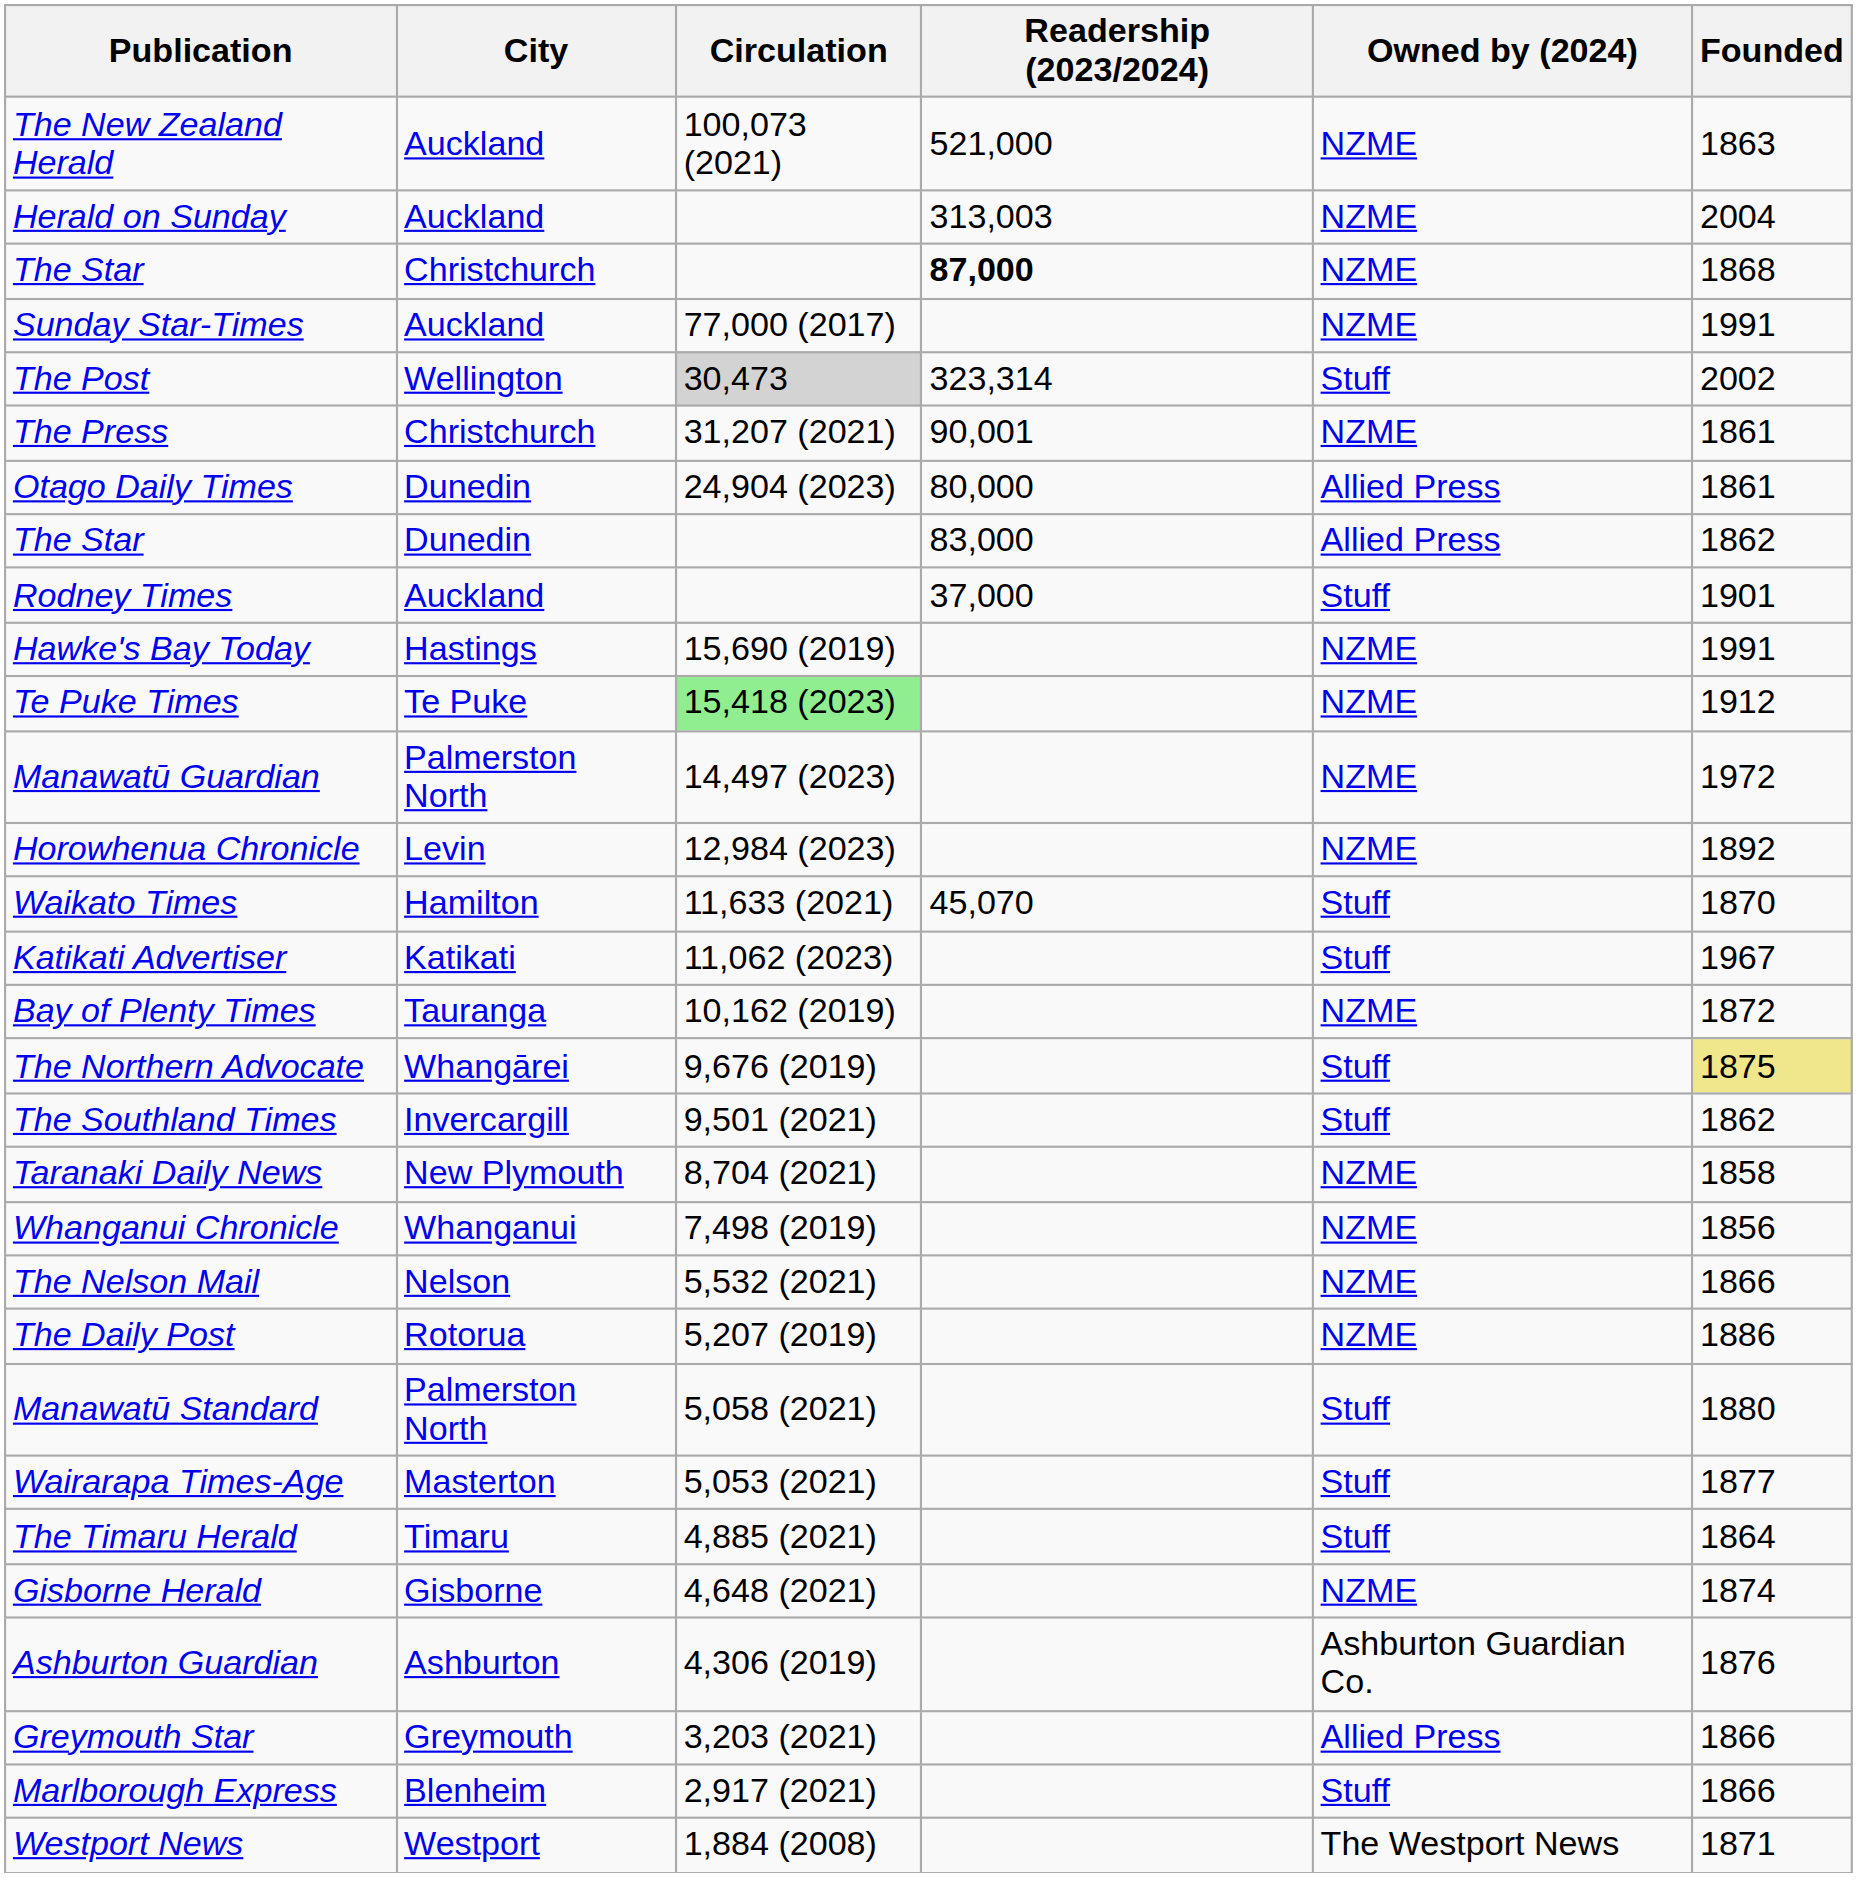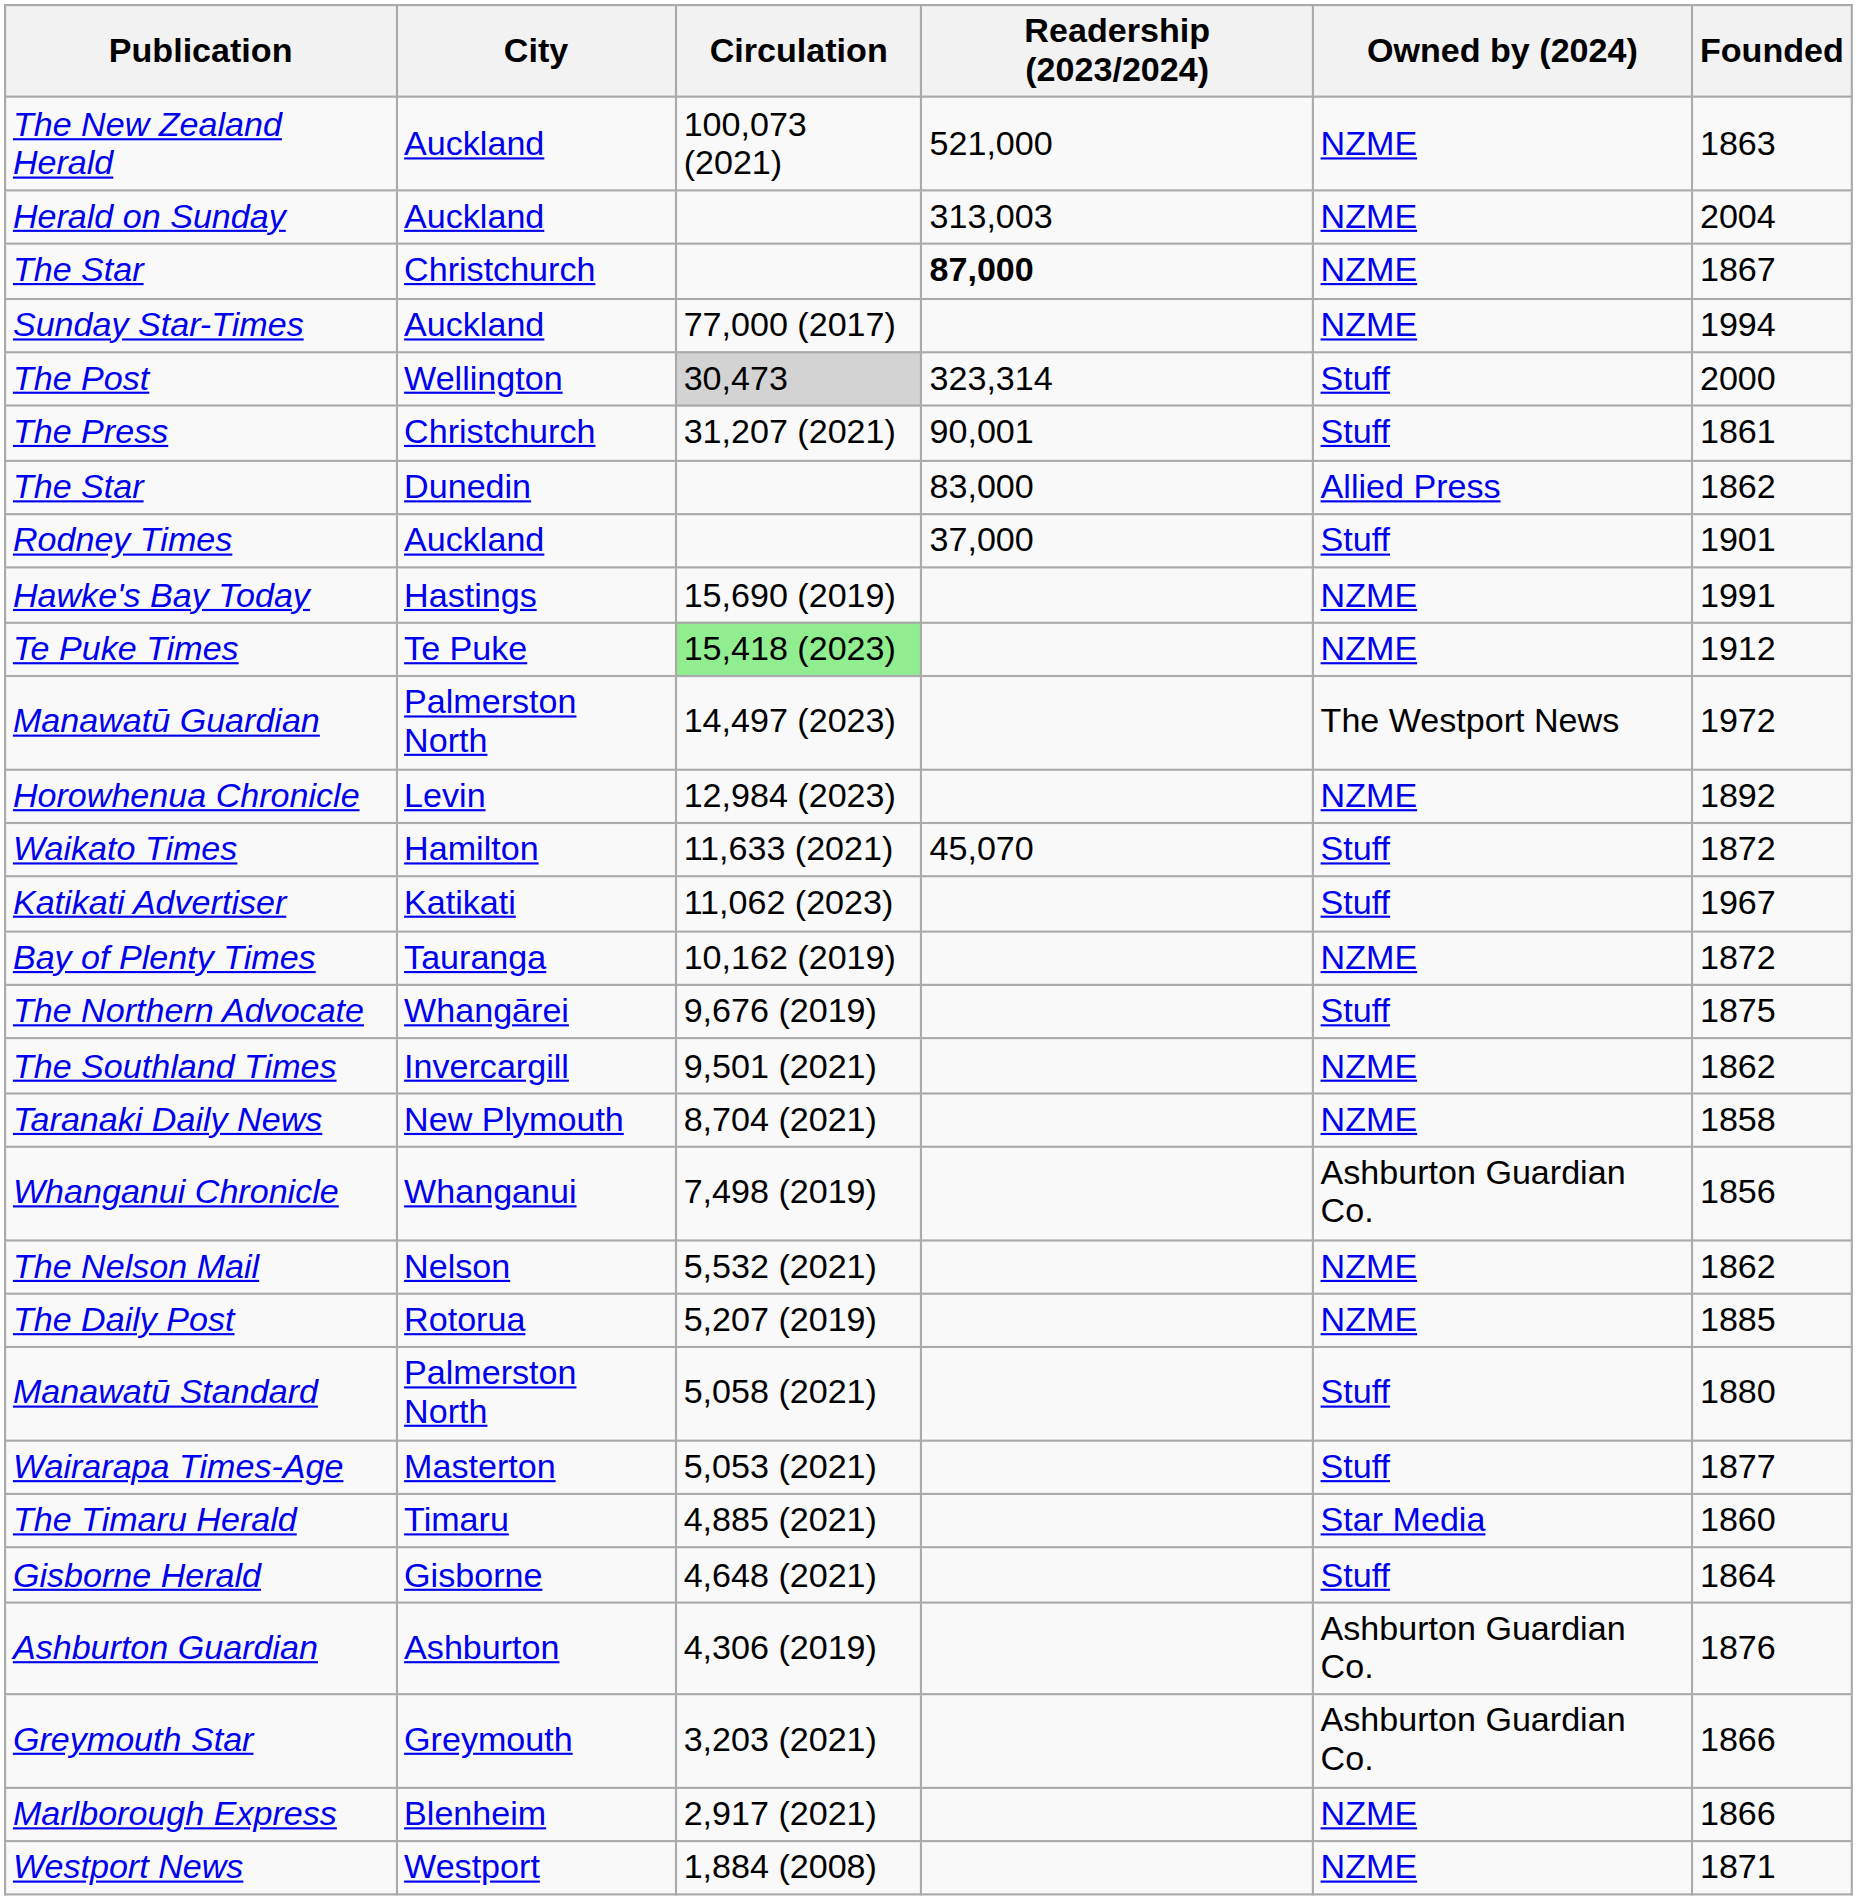(1738, 270) 1868 -> (1738, 270) 1867
(1738, 324) 1991 -> (1738, 324) 1994
(1738, 378) 2002 -> (1738, 378) 2000
(1369, 432) NZME -> (1355, 432) Stuff
- row: (153, 486)
(1369, 775) NZME -> (1470, 721) The Westport News
(1738, 903) 1870 -> (1738, 849) 1872
(1738, 1065) khaki background -> (1738, 1011) no background
(1355, 1119) Stuff -> (1369, 1065) NZME
(1369, 1227) NZME -> (1473, 1192) Ashburton Guardian Co.
(1738, 1281) 1866 -> (1738, 1265) 1862
(1738, 1335) 1886 -> (1738, 1319) 1885
(1355, 1536) Stuff -> (1403, 1520) Star Media
(1738, 1536) 1864 -> (1738, 1520) 1860
(1369, 1590) NZME -> (1355, 1574) Stuff
(1738, 1590) 1874 -> (1738, 1574) 1864
(1411, 1736) Allied Press -> (1473, 1740) Ashburton Guardian Co.
(1355, 1790) Stuff -> (1369, 1813) NZME
(1470, 1844) The Westport News -> (1369, 1867) NZME
